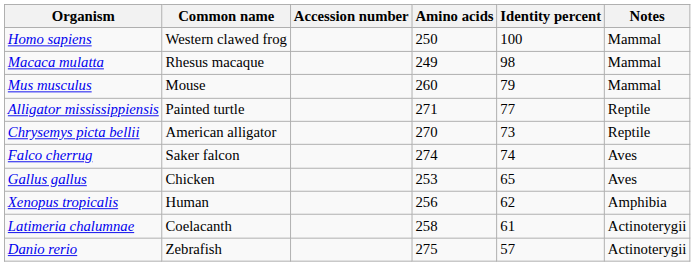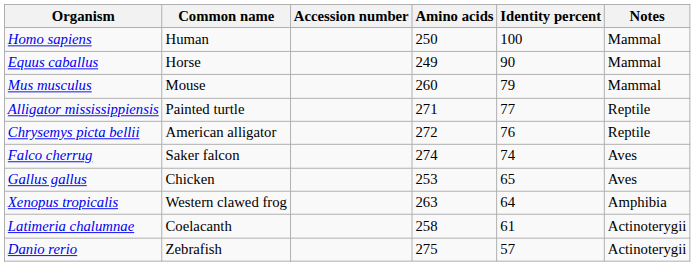(226, 39) Western clawed frog -> (187, 39) Human
- row: (56, 62)
+ row: (53, 62)
(426, 132) 270 -> (426, 132) 272
(508, 132) 73 -> (508, 132) 76
(187, 202) Human -> (226, 202) Western clawed frog
(426, 202) 256 -> (426, 202) 263
(508, 202) 62 -> (508, 202) 64
